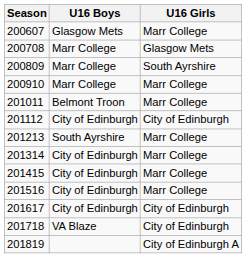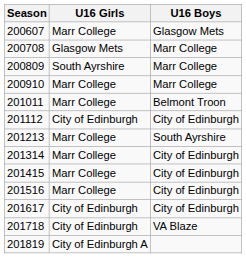columns swapped: (95, 13) <-> (191, 13)
